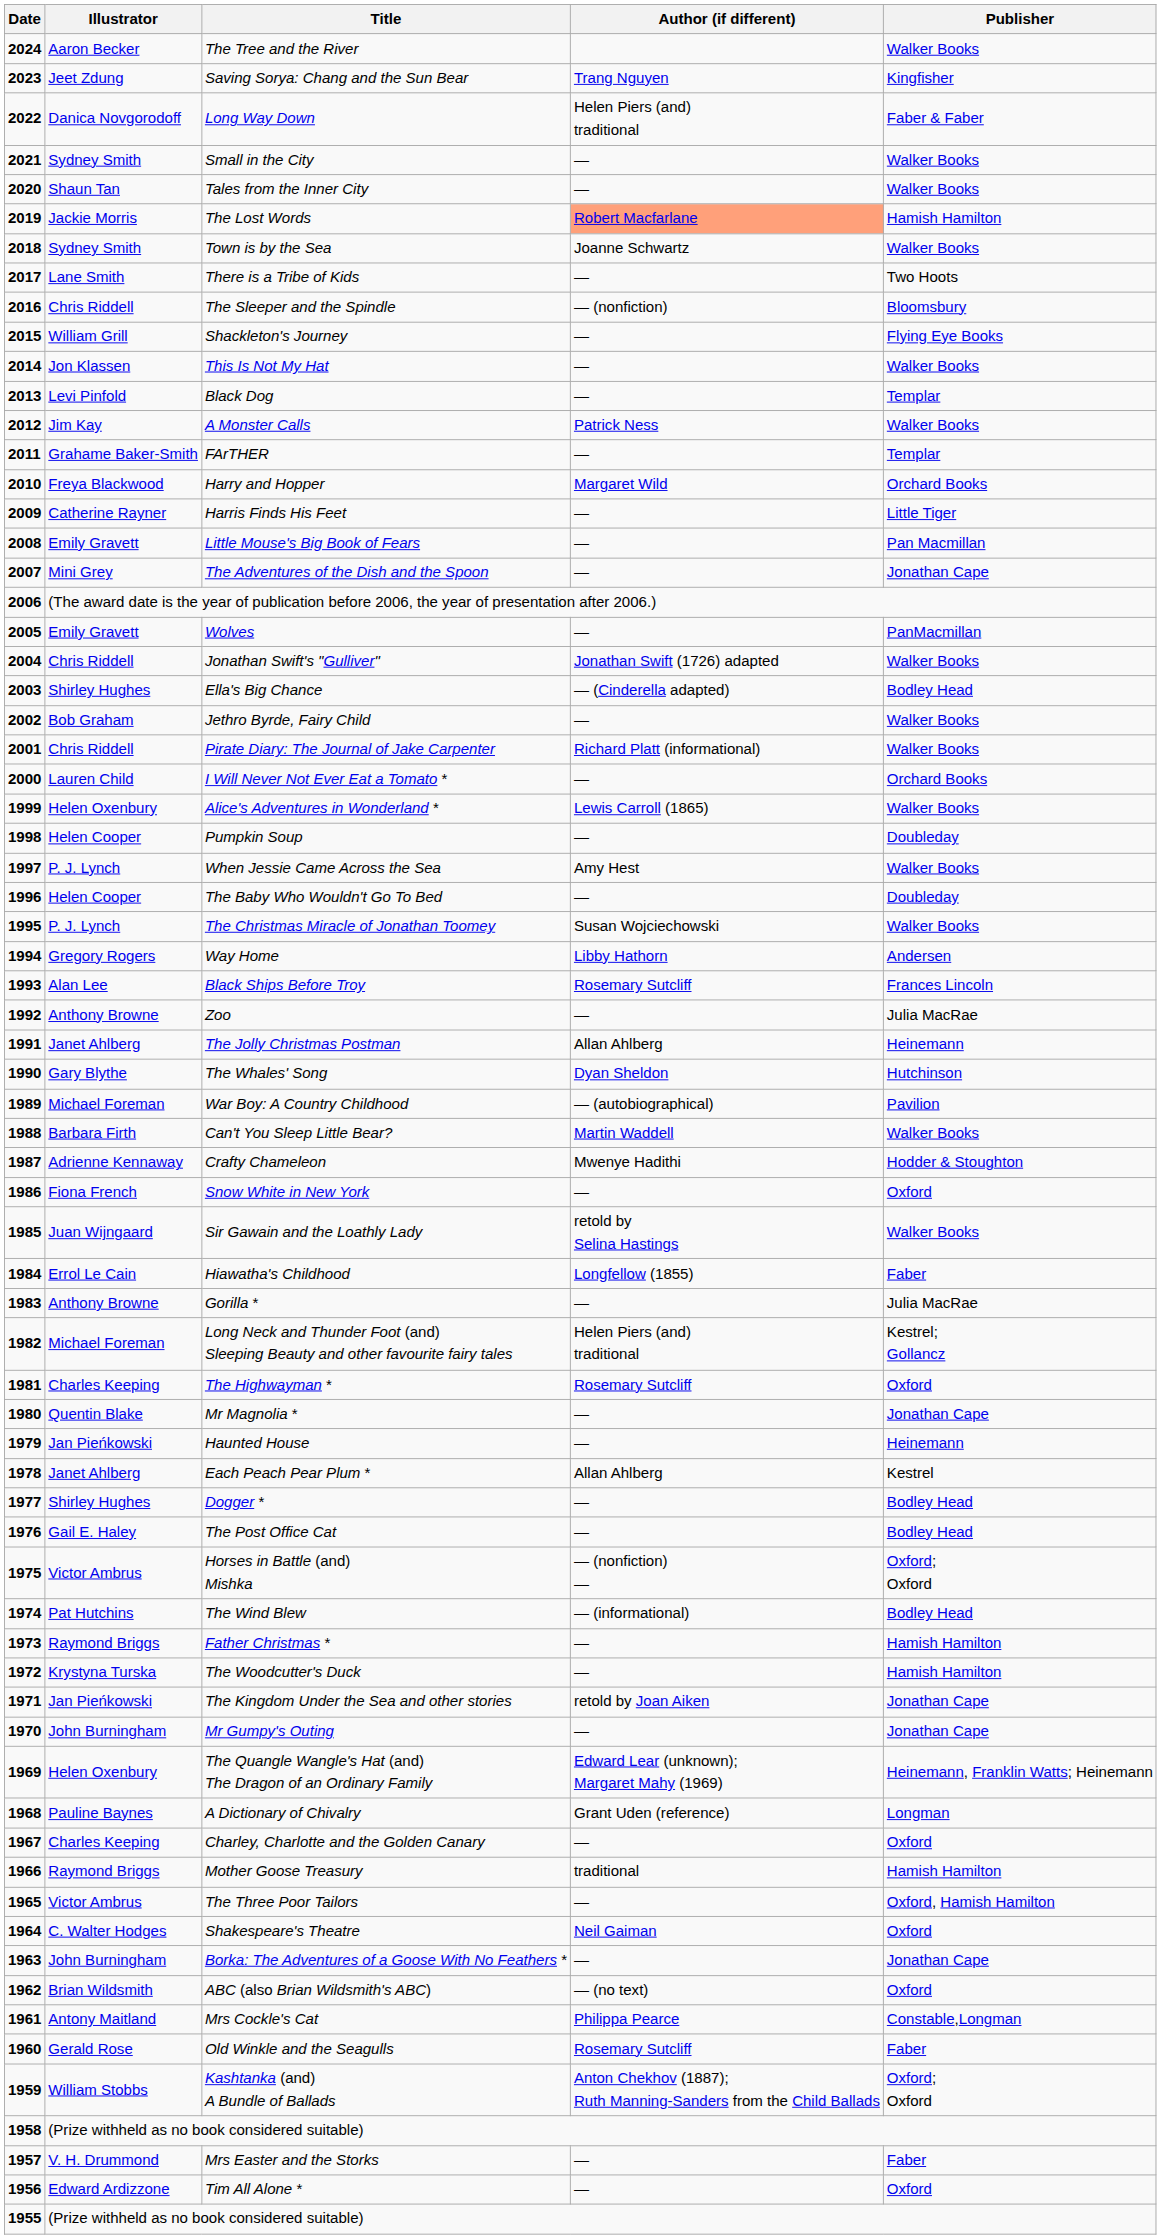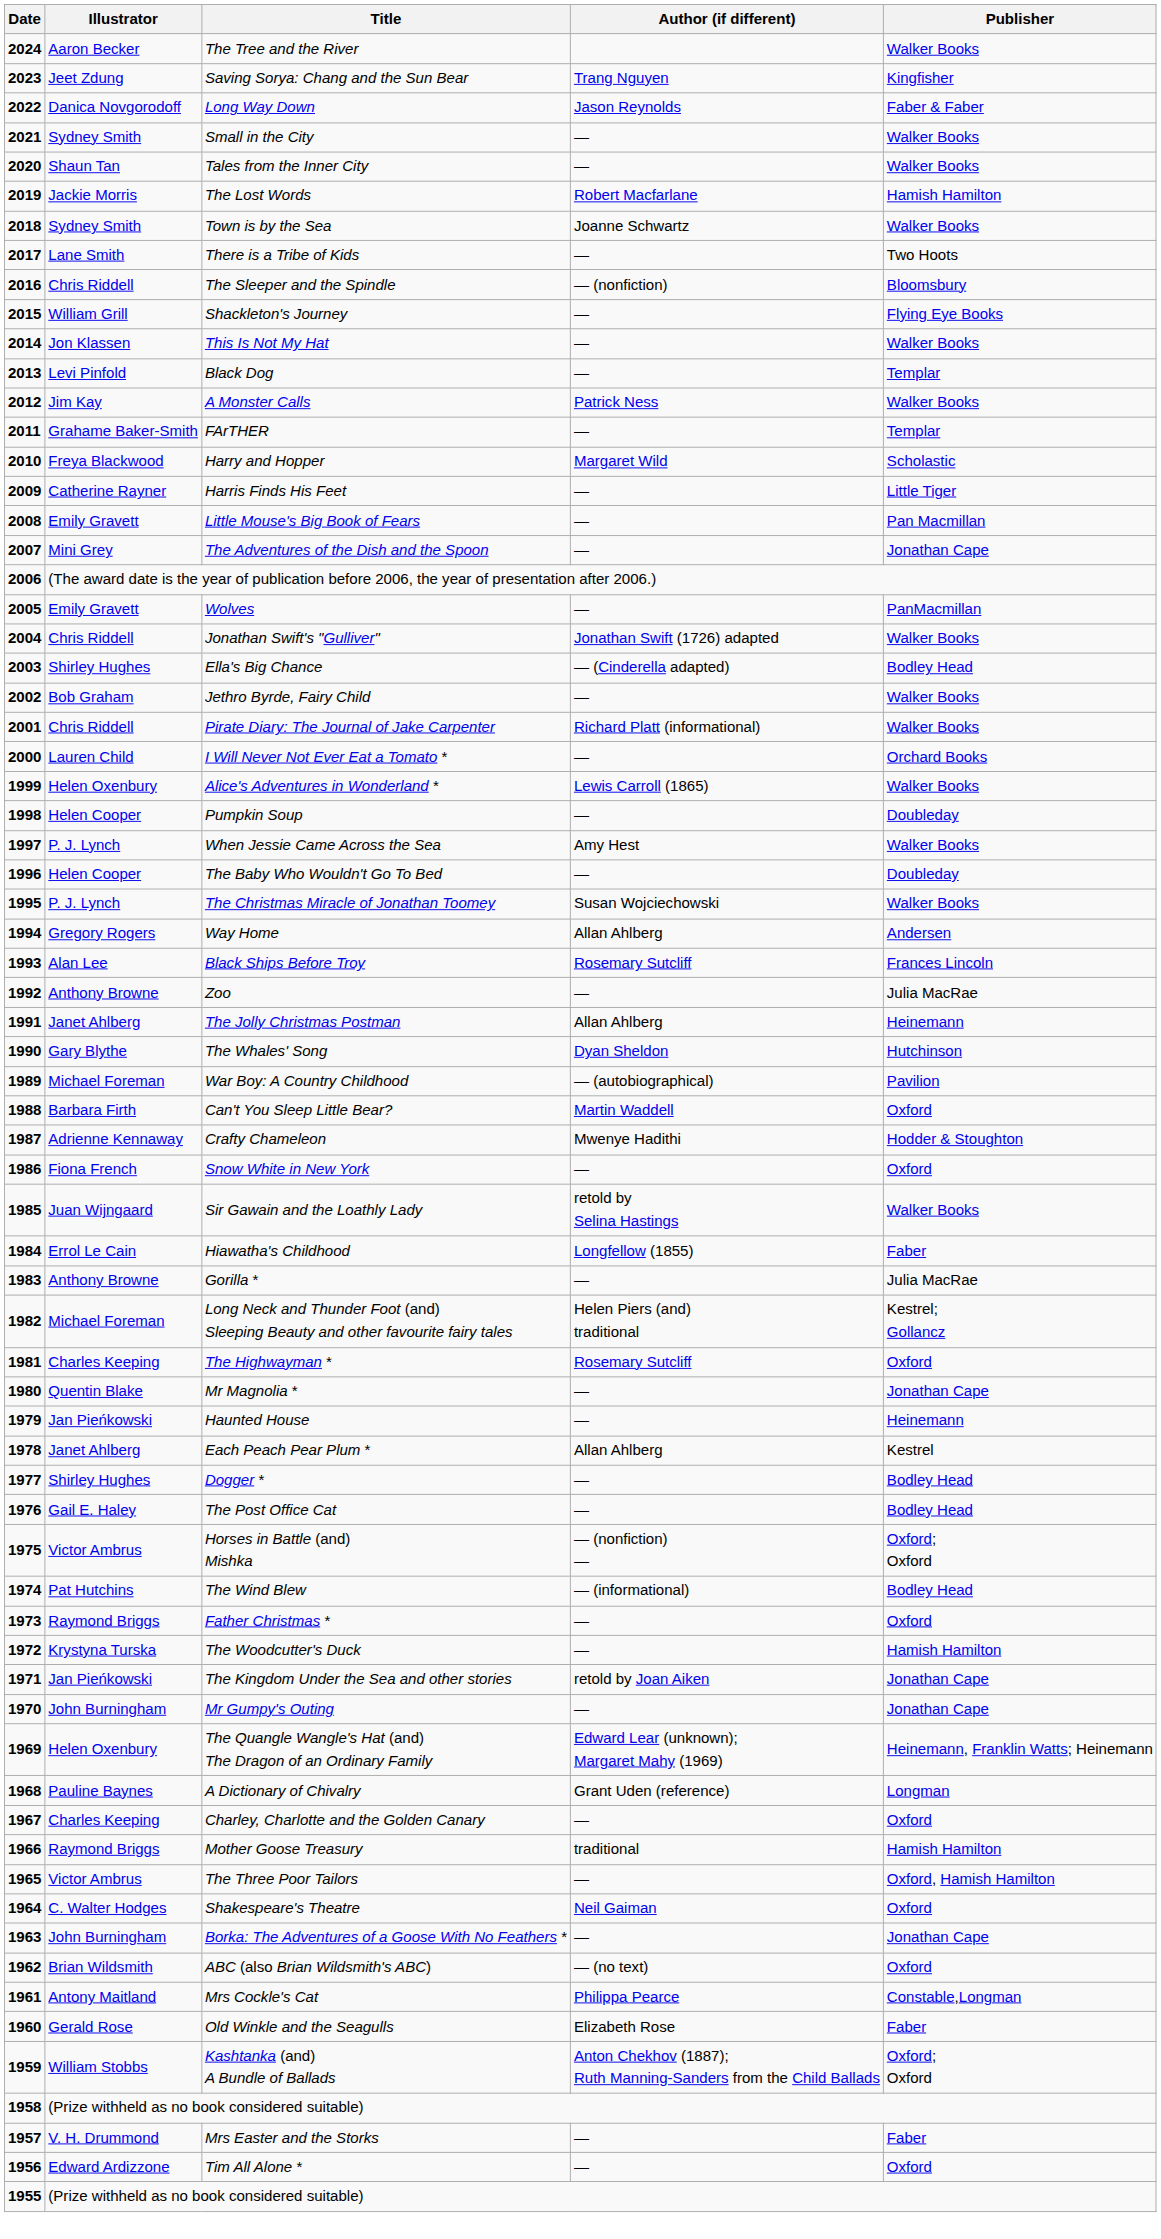(632, 119) Helen Piers (and) traditional -> (627, 107) Jason Reynolds
(636, 218) lightsalmon background -> (636, 196) no background
(937, 484) Orchard Books -> (921, 461) Scholastic
(621, 956) Libby Hathorn -> (618, 933) Allan Ahlberg
(933, 1133) Walker Books -> (909, 1110) Oxford
(944, 1643) Hamish Hamilton -> (909, 1620) Oxford
(633, 2049) Rosemary Sutcliff -> (625, 2026) Elizabeth Rose
